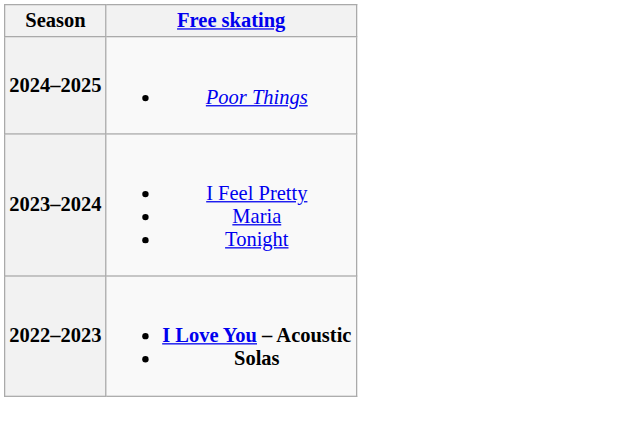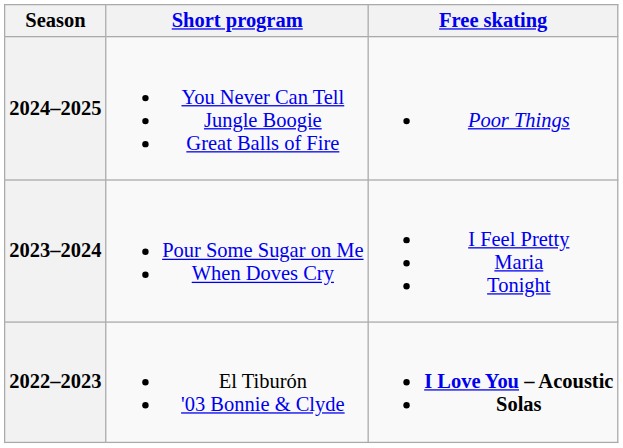+ column: (237, 20)
